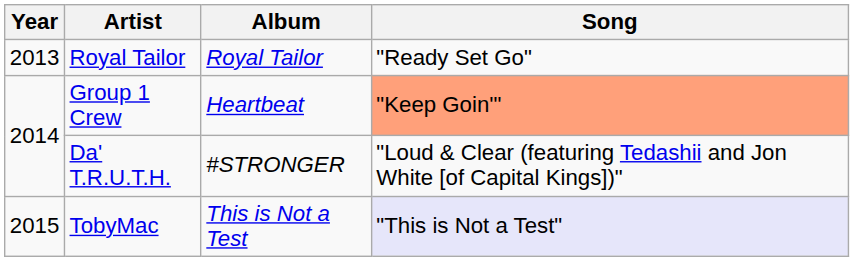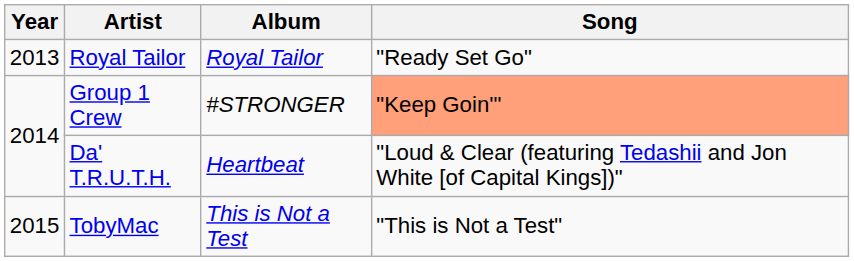(255, 105) Heartbeat -> (276, 105) #STRONGER
(276, 165) #STRONGER -> (255, 165) Heartbeat
(469, 225) lavender background -> (469, 225) no background
